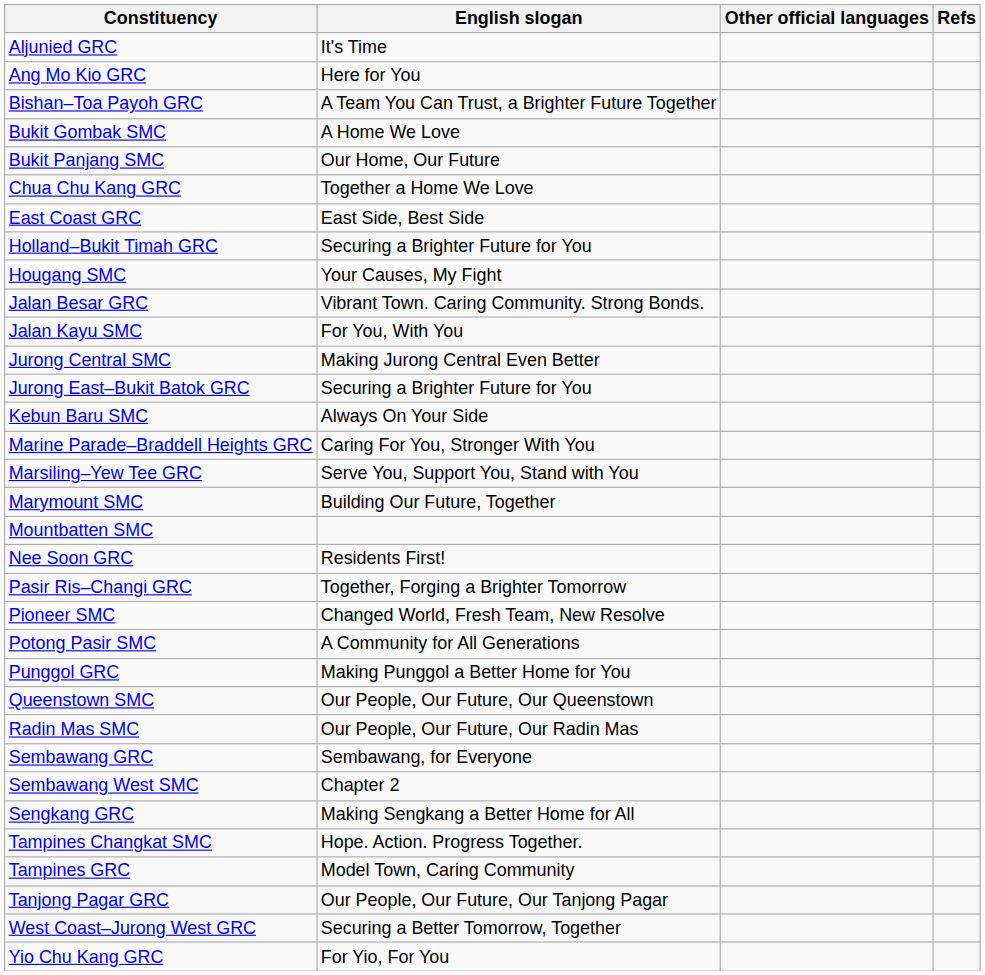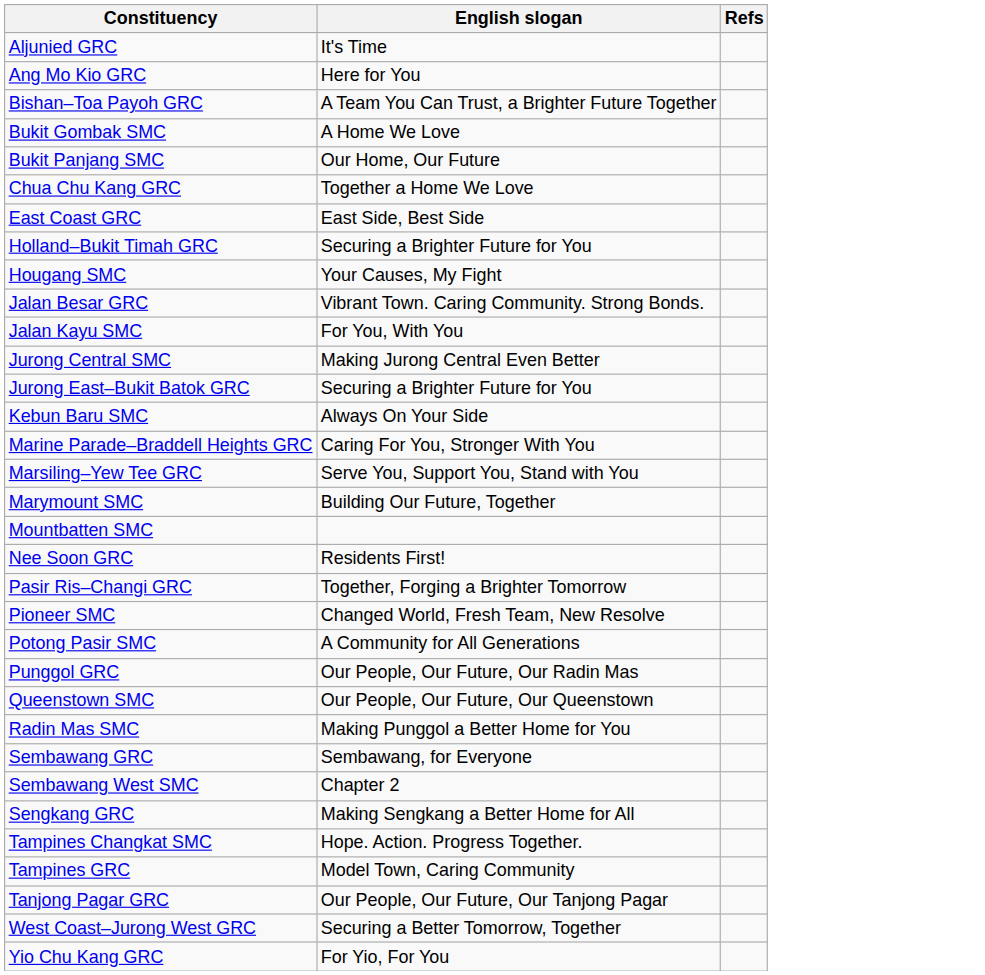- column: (827, 18)
(476, 672) Making Punggol a Better Home for You -> (480, 672) Our People, Our Future, Our Radin Mas
(480, 729) Our People, Our Future, Our Radin Mas -> (476, 729) Making Punggol a Better Home for You
